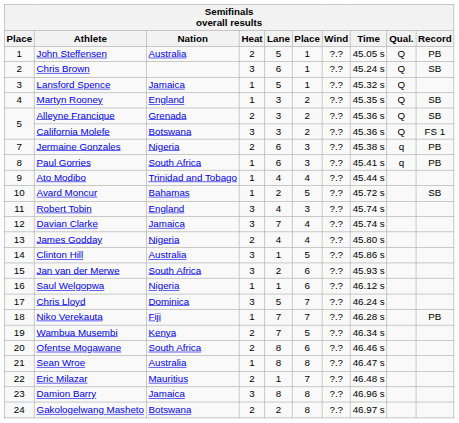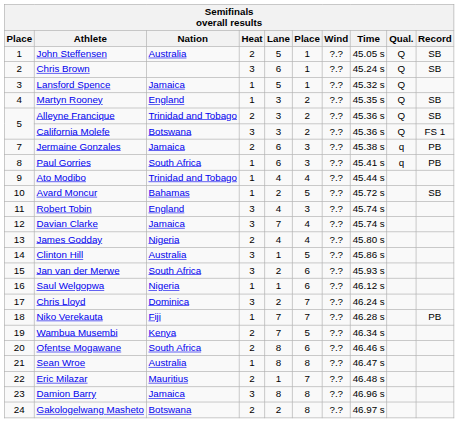(435, 54) PB -> (435, 54) SB
(167, 116) Grenada -> (193, 116) Trinidad and Tobago
(164, 147) Nigeria -> (167, 147) Jamaica
(278, 301) 5 -> (278, 301) 2
